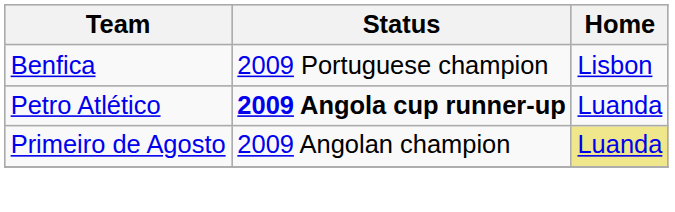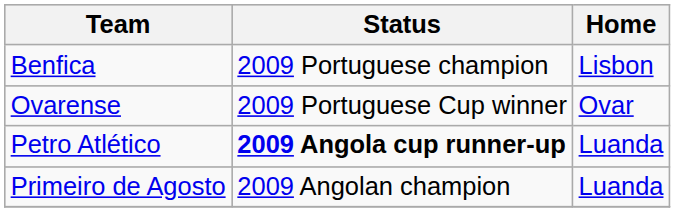+ row: (66, 105)
(620, 145) khaki background -> (621, 186) no background
